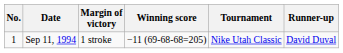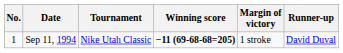columns swapped: (246, 18) <-> (102, 18)
(167, 40) normal -> (196, 40) bold
